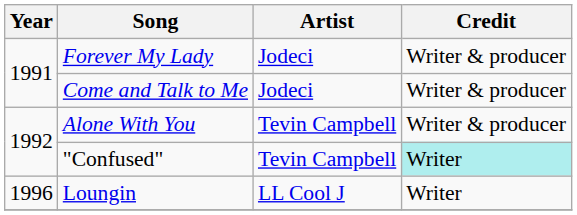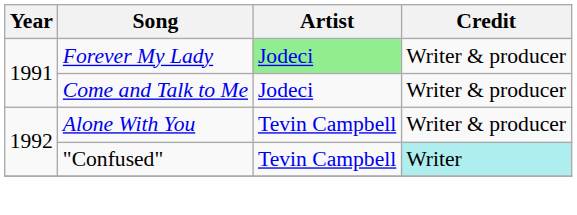(286, 55) no background -> (286, 55) lightgreen background
- row: (99, 192)
